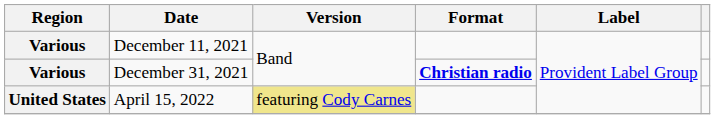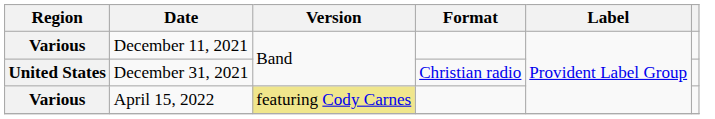(57, 72) Various -> (57, 72) United States
(476, 72) bold -> (470, 72) normal
(57, 99) United States -> (57, 99) Various
